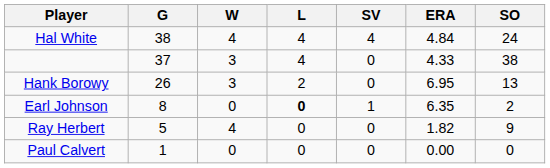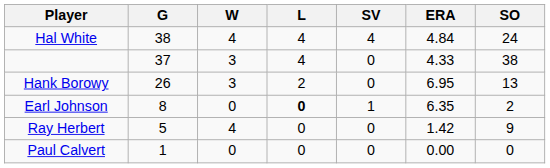(440, 128) 1.82 -> (440, 128) 1.42
